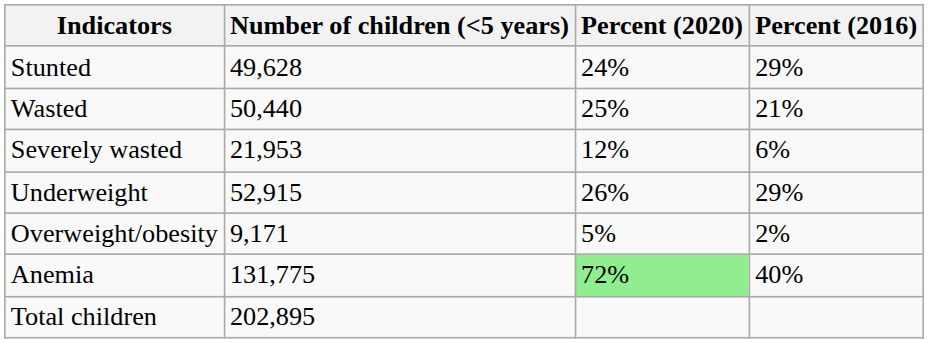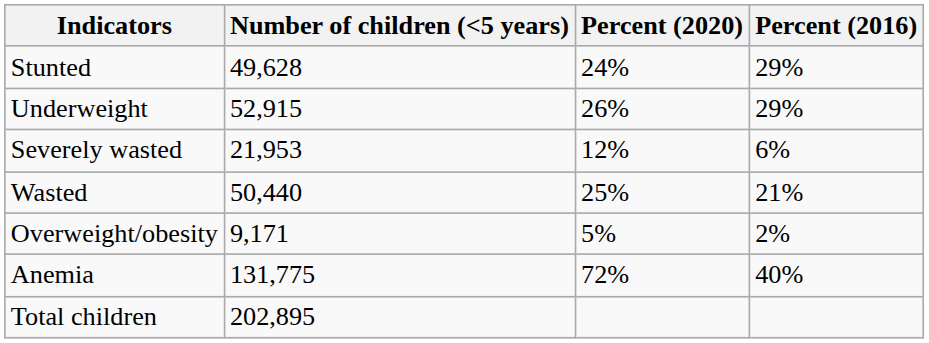rows swapped: (49, 108) <-> (79, 191)
(605, 274) lightgreen background -> (605, 274) no background
